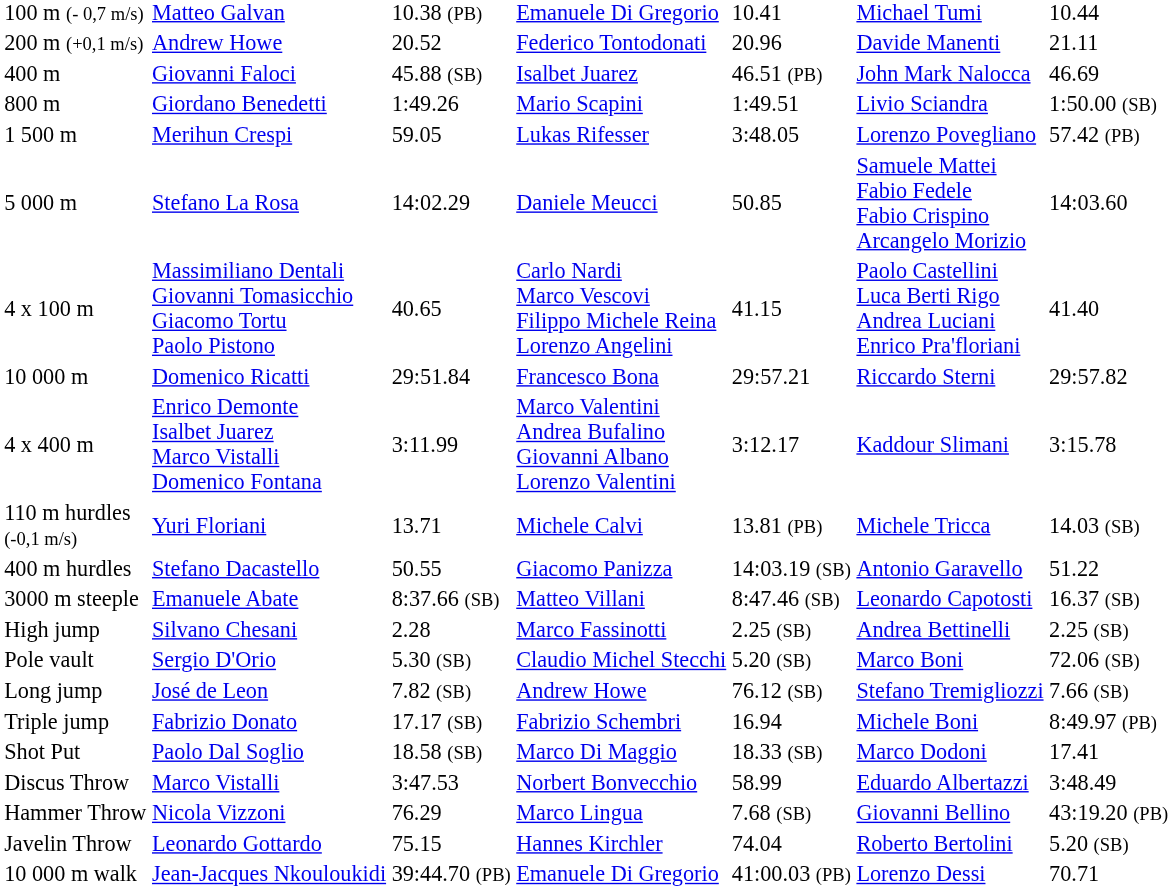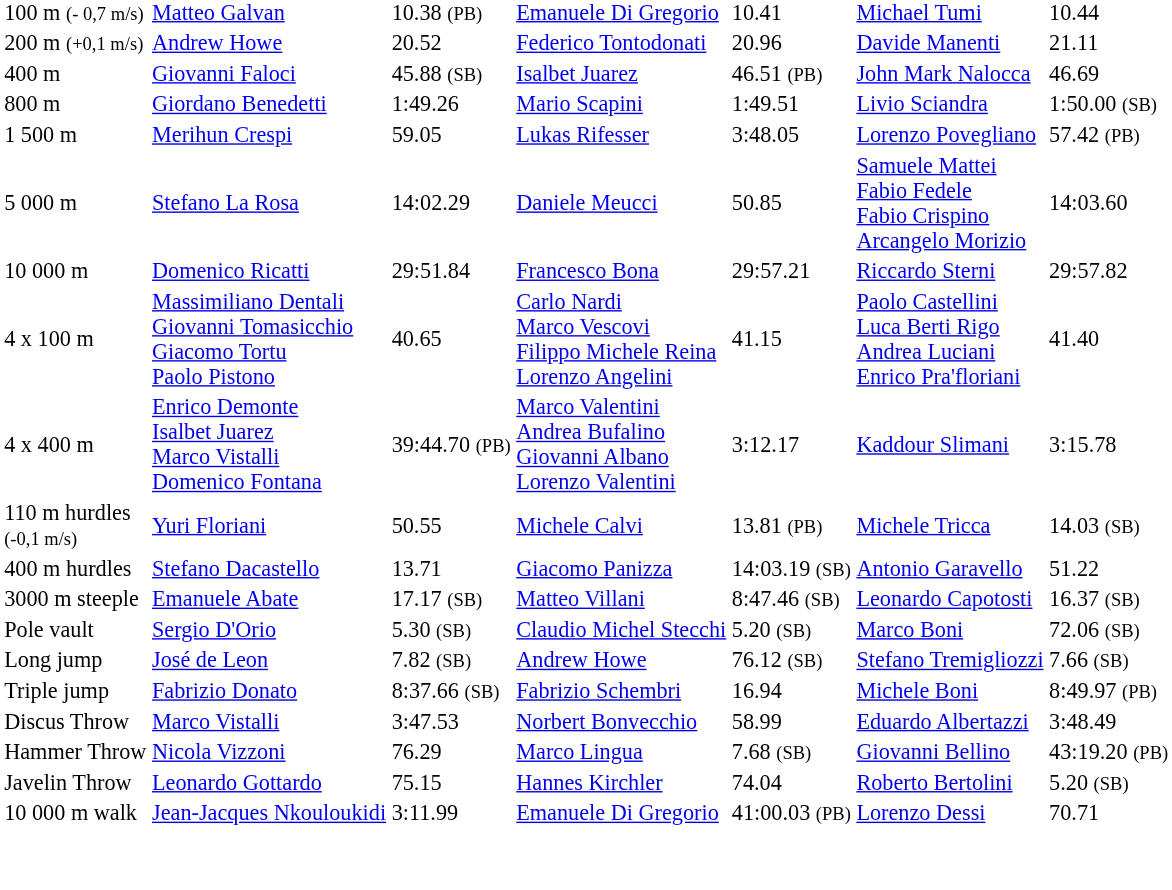rows swapped: (46, 376) <-> (49, 308)
(425, 444) 3:11.99 -> (451, 444) 39:44.70 (PB)
(417, 525) 13.71 -> (417, 525) 50.55
(417, 568) 50.55 -> (417, 568) 13.71
(446, 599) 8:37.66 (SB) -> (437, 599) 17.17 (SB)
- row: (52, 629)
(437, 721) 17.17 (SB) -> (446, 690) 8:37.66 (SB)
- row: (42, 751)
(451, 874) 39:44.70 (PB) -> (425, 813) 3:11.99
